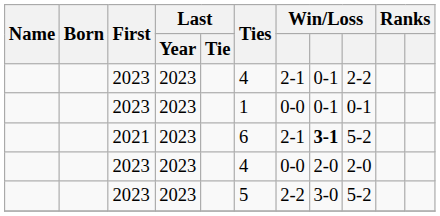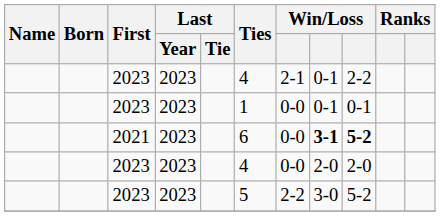(293, 136) 2-1 -> (293, 136) 0-0
(359, 136) normal -> (359, 136) bold
